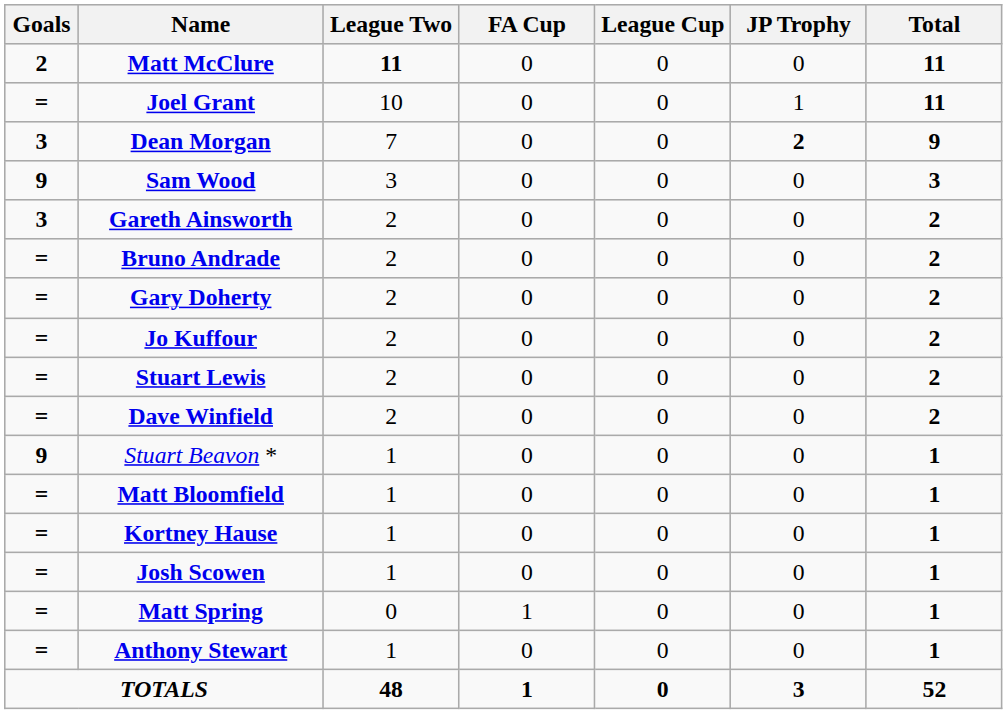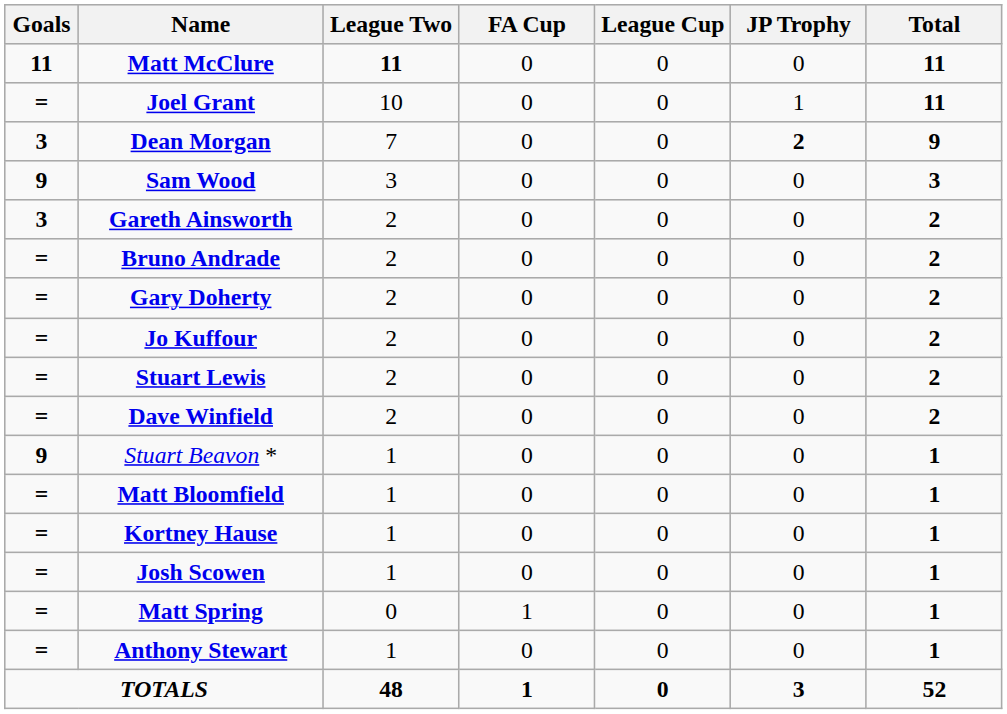(41, 63) 2 -> (41, 63) 11
